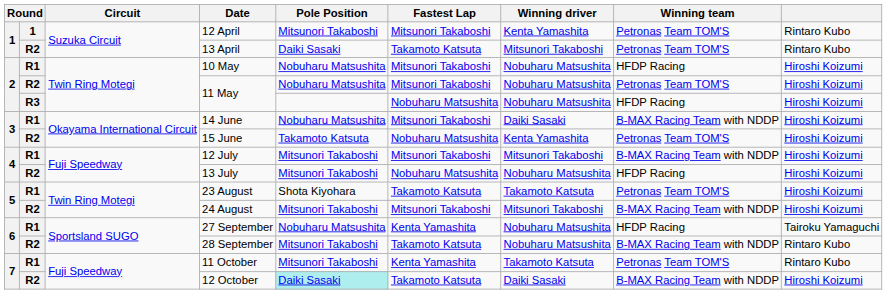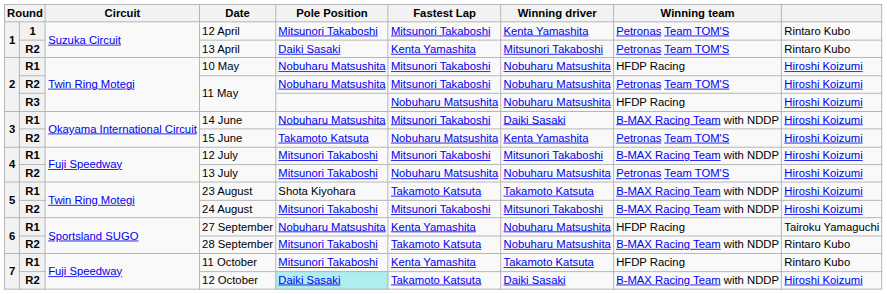(436, 48) Takamoto Katsuta -> (433, 48) Kenta Yamashita
(651, 173) HFDP Racing -> (673, 173) Petronas Team TOM'S
(673, 191) Petronas Team TOM'S -> (698, 191) B-MAX Racing Team with NDDP
(673, 262) Petronas Team TOM'S -> (651, 262) HFDP Racing
